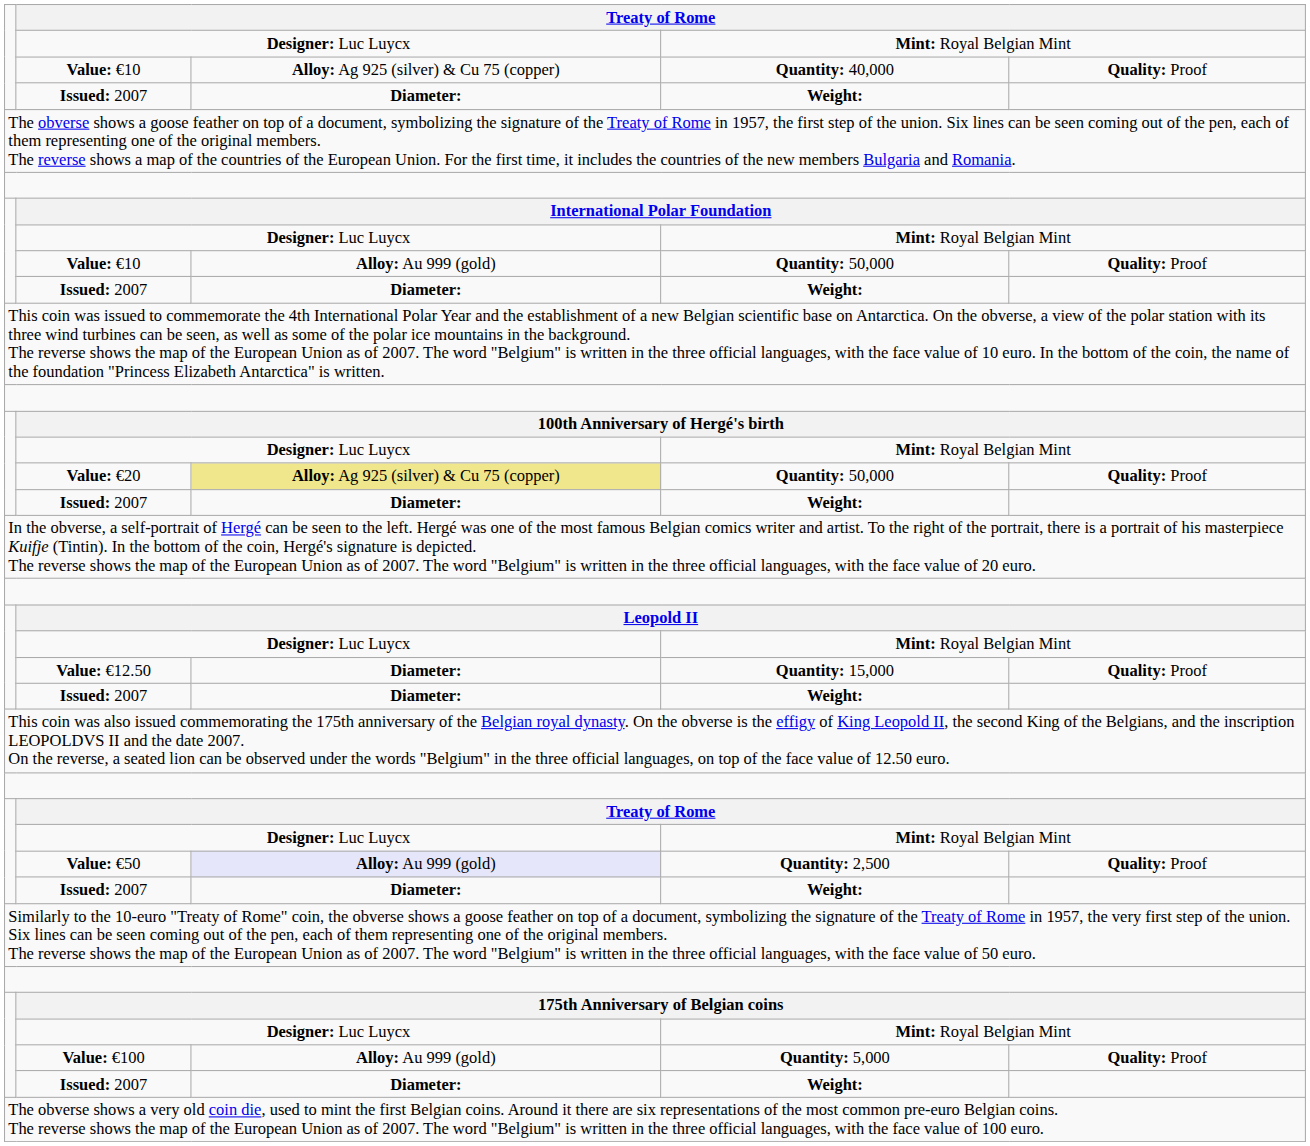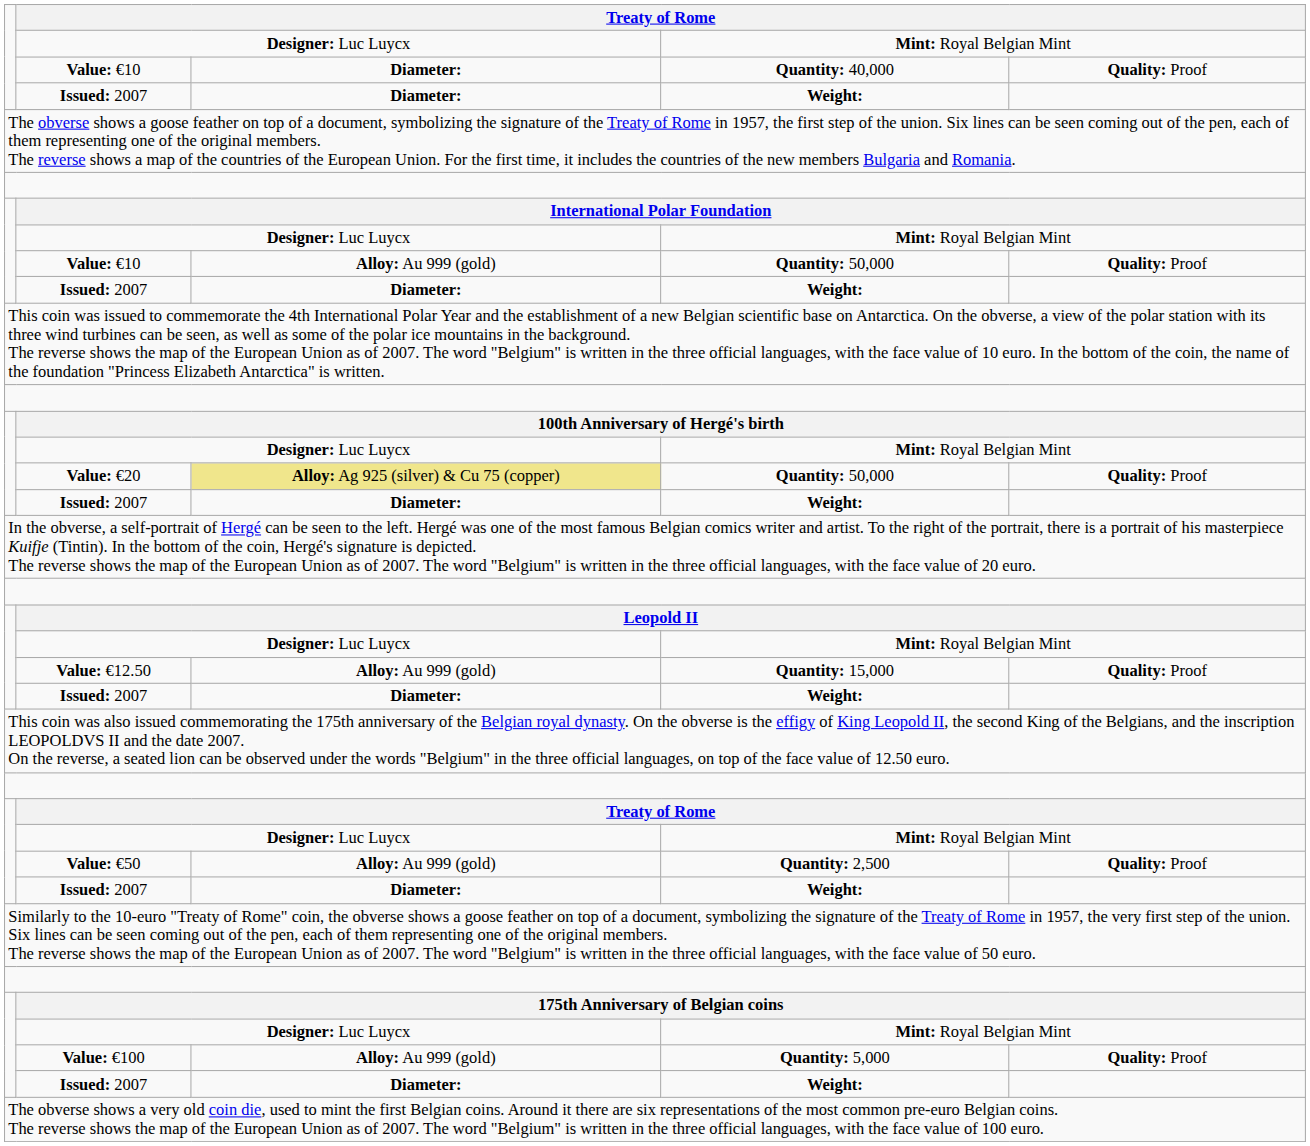(426, 69) Alloy: Ag 925 (silver) & Cu 75 (copper) -> (426, 69) Diameter:
(426, 670) Diameter: -> (426, 670) Alloy: Au 999 (gold)
(426, 863) lavender background -> (426, 863) no background
